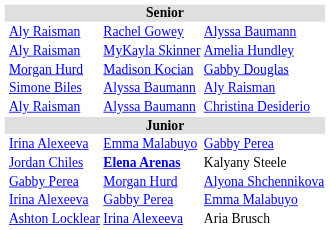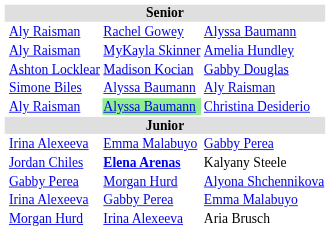(46, 69) Morgan Hurd -> (54, 69) Ashton Locklear
(150, 106) no background -> (150, 106) lightgreen background
(54, 218) Ashton Locklear -> (46, 218) Morgan Hurd
